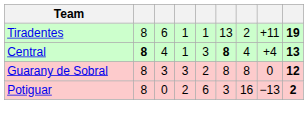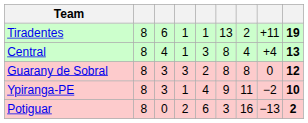(144, 52) bold -> (144, 52) normal
(226, 52) bold -> (226, 52) normal
+ row: (41, 90)
